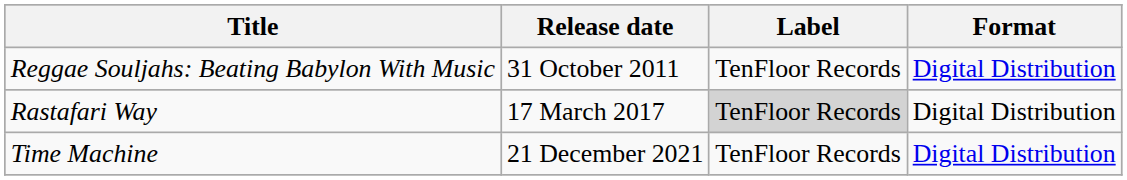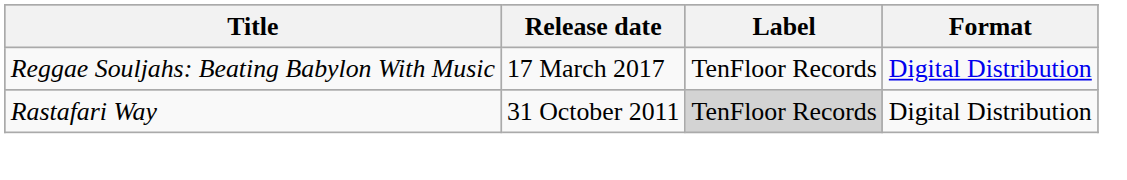(593, 68) 31 October 2011 -> (586, 68) 17 March 2017
(586, 111) 17 March 2017 -> (593, 111) 31 October 2011
- row: (84, 153)
